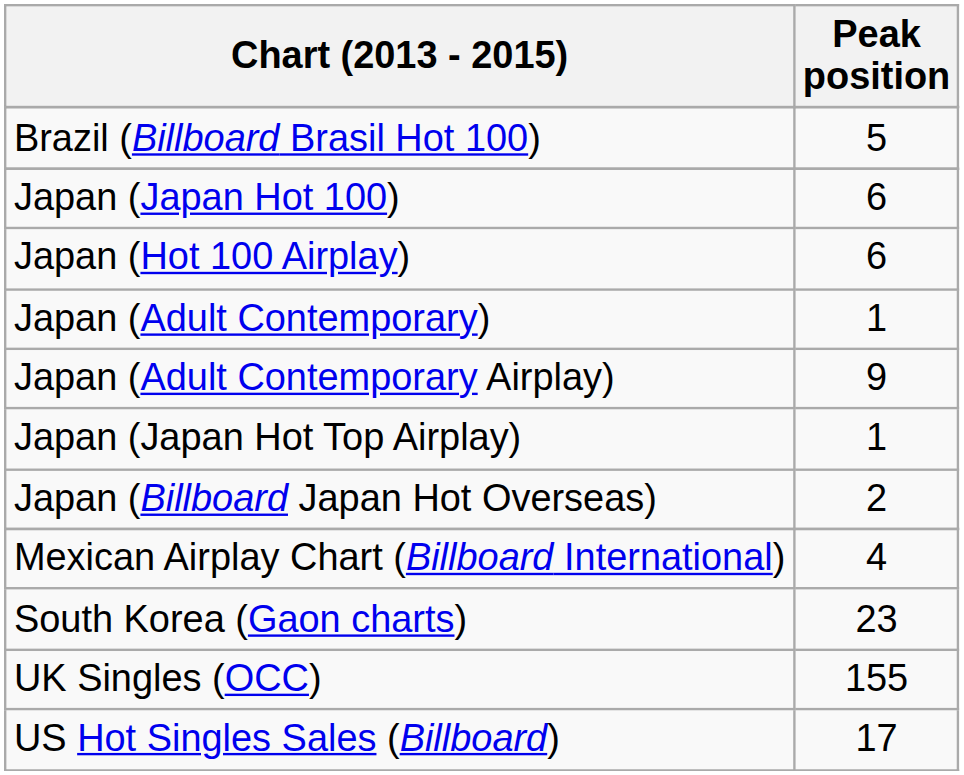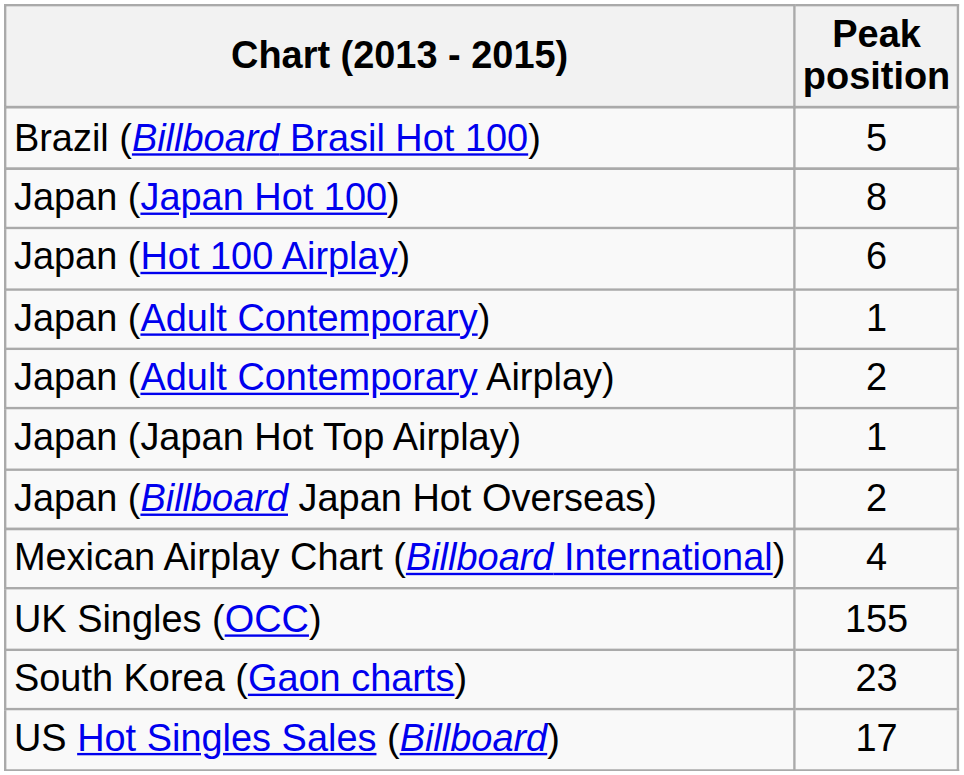(877, 197) 6 -> (877, 197) 8
(877, 377) 9 -> (877, 377) 2
rows swapped: (241, 618) <-> (168, 678)
